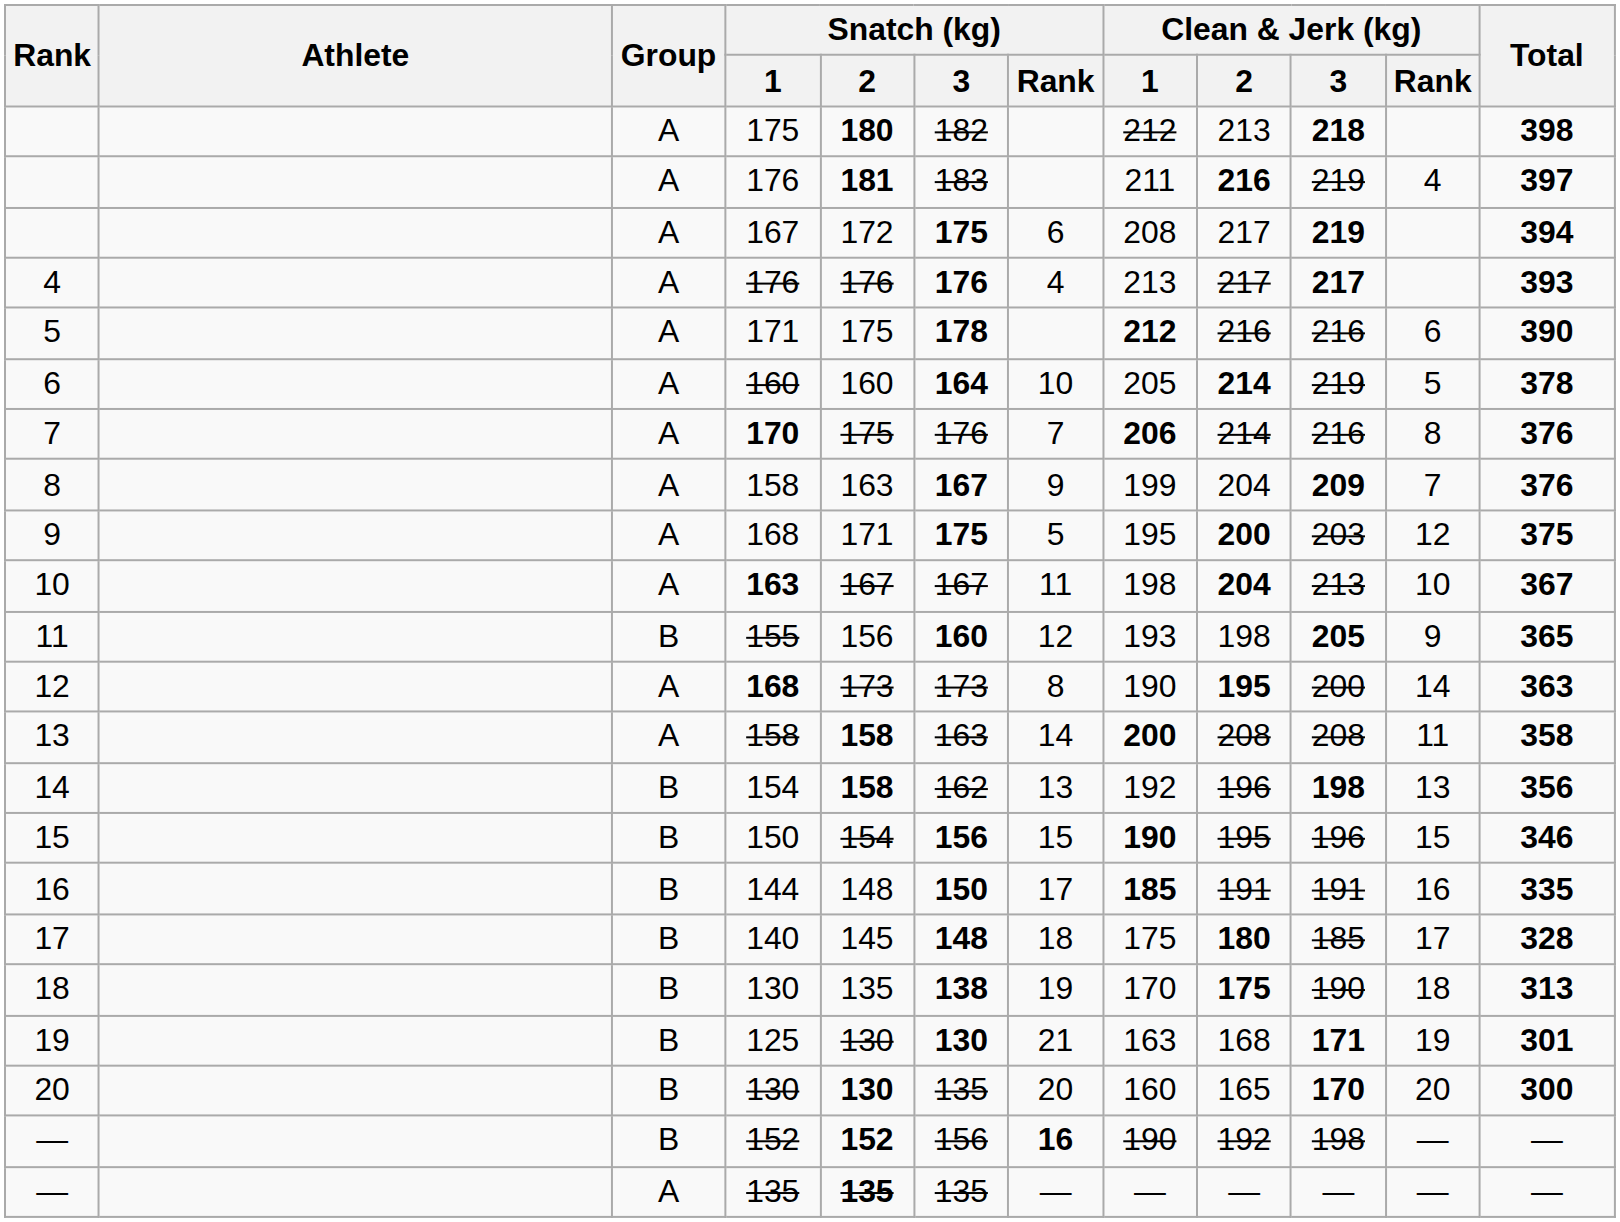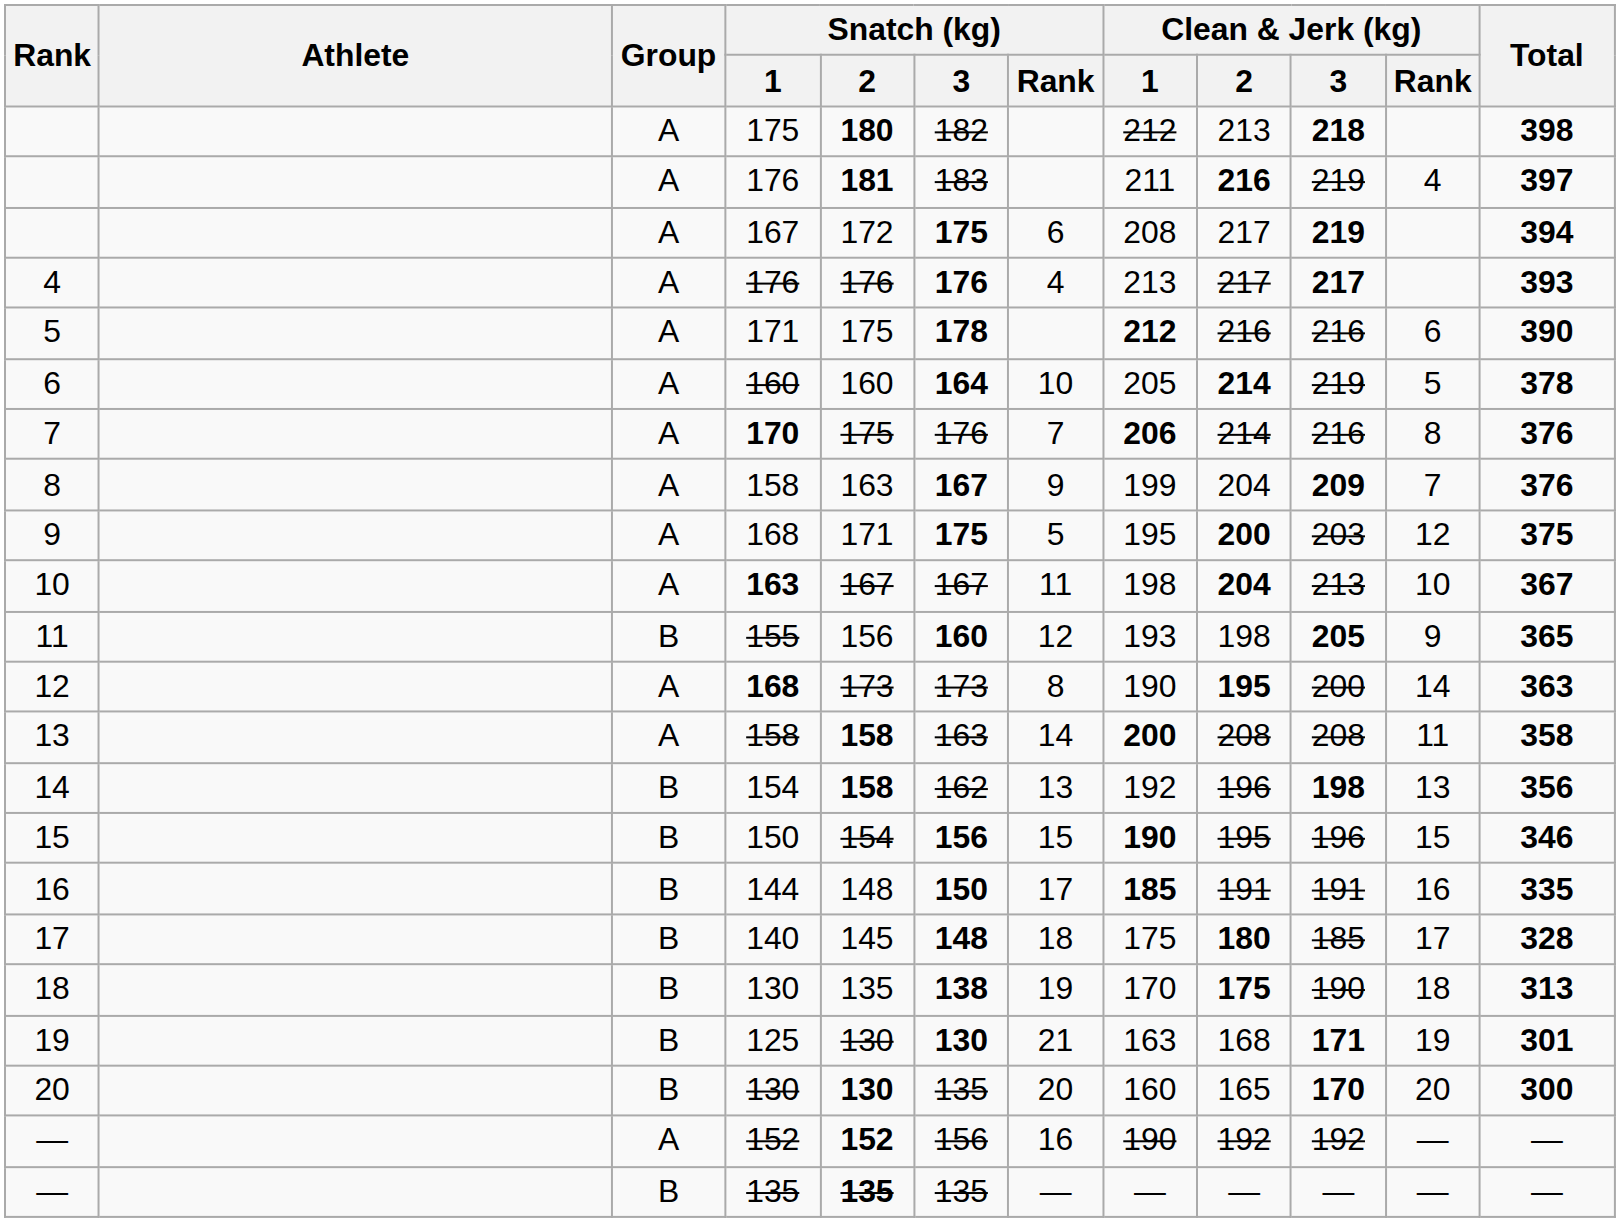(669, 1140) B -> (669, 1140) A
(1056, 1140) bold -> (1056, 1140) normal
(1338, 1140) 198 -> (1338, 1140) 192
(669, 1191) A -> (669, 1191) B
